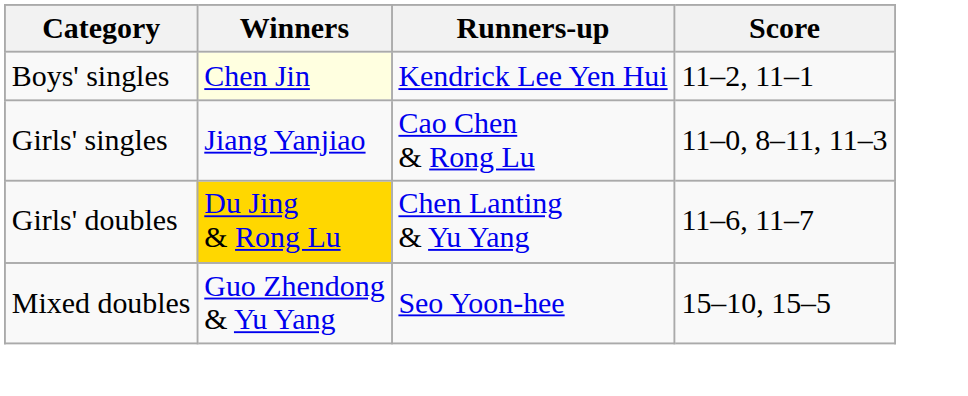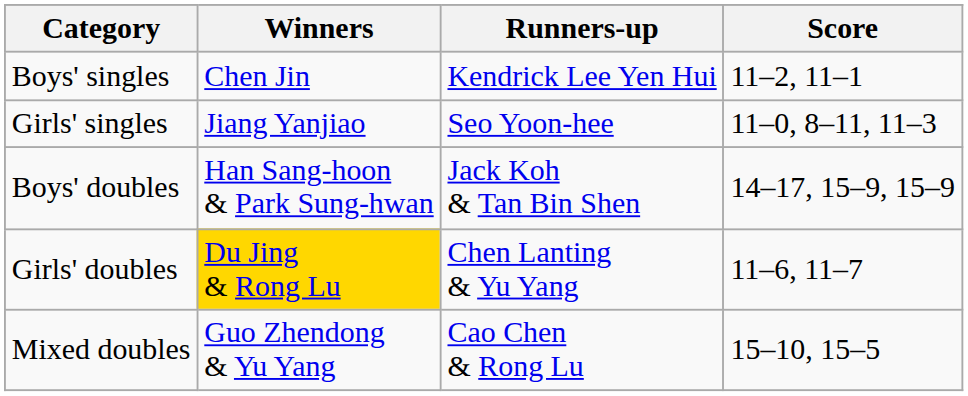(257, 75) lightyellow background -> (257, 75) no background
(467, 139) Cao Chen & Rong Lu -> (531, 123) Seo Yoon-hee
+ row: (96, 187)
(482, 302) Seo Yoon-hee -> (516, 349) Cao Chen & Rong Lu
